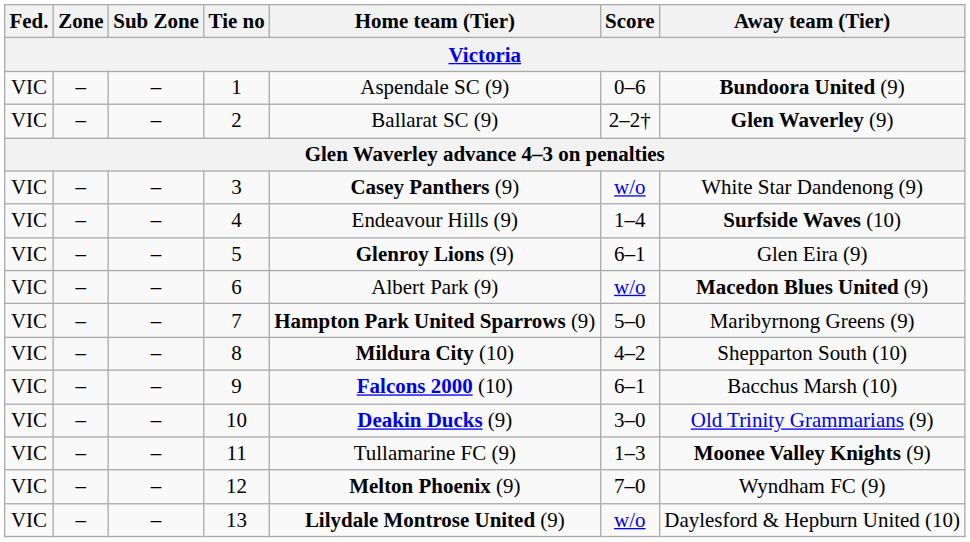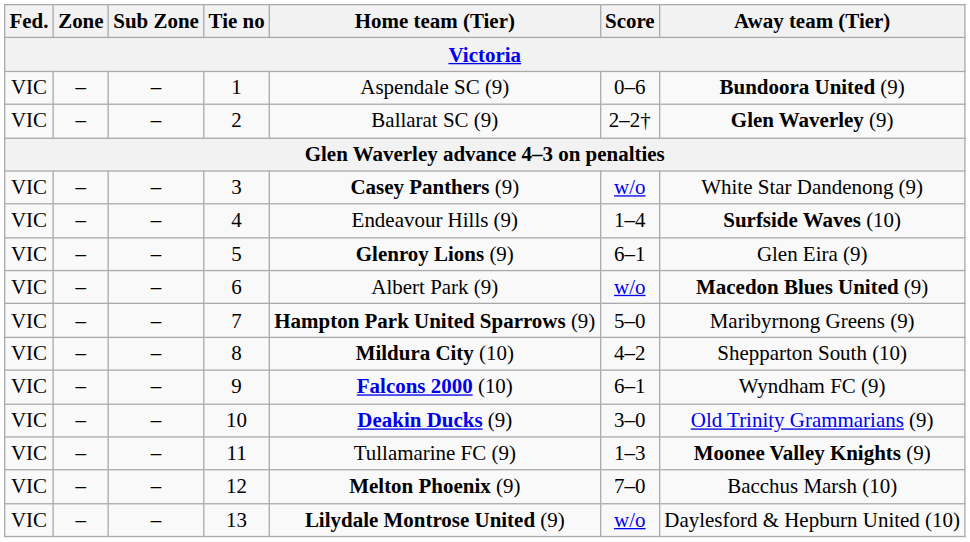(812, 386) Bacchus Marsh (10) -> (812, 386) Wyndham FC (9)
(812, 486) Wyndham FC (9) -> (812, 486) Bacchus Marsh (10)
